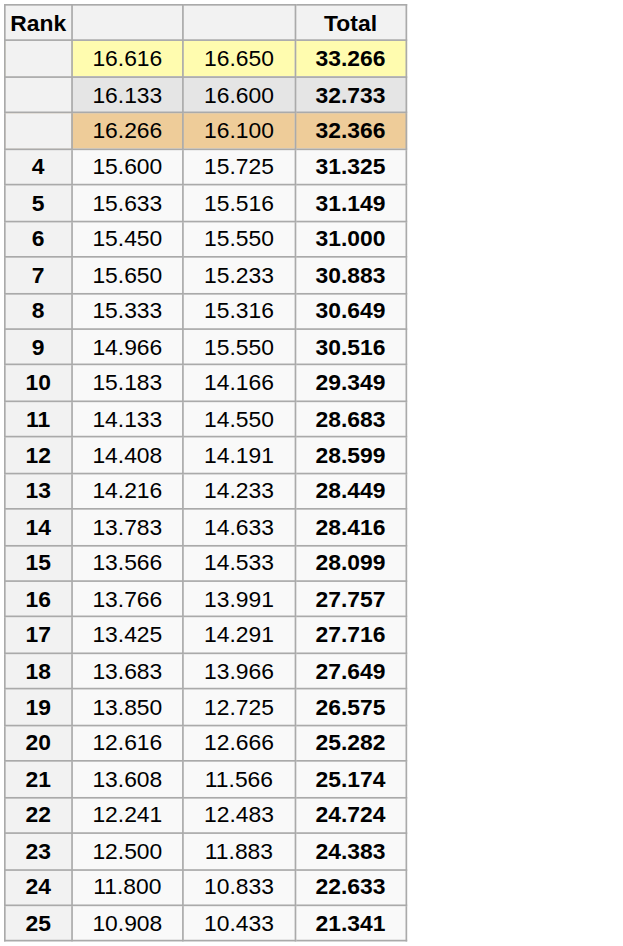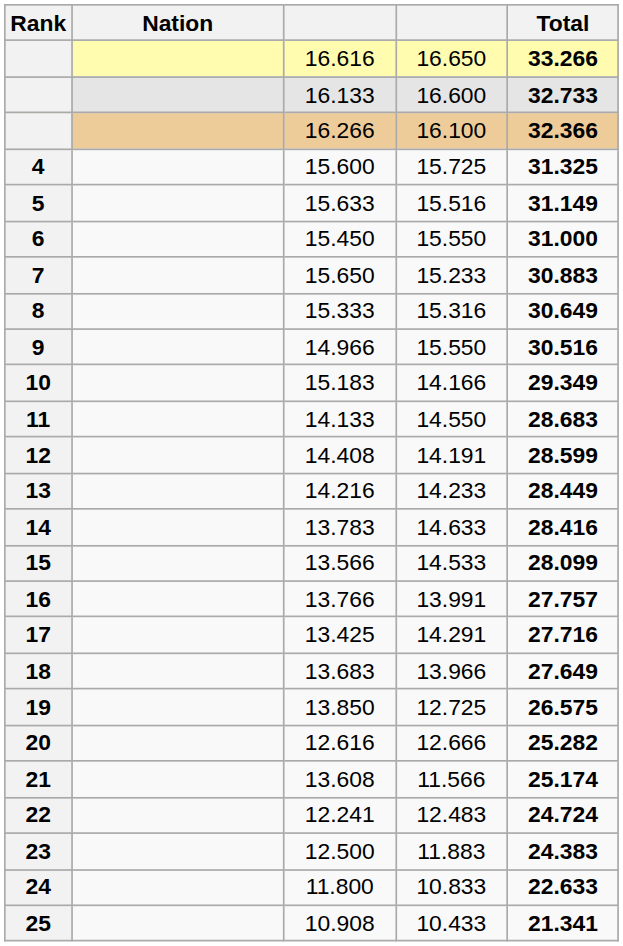+ column: (178, 22)
